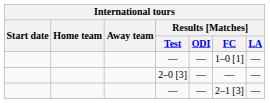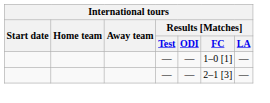- row: (28, 75)
